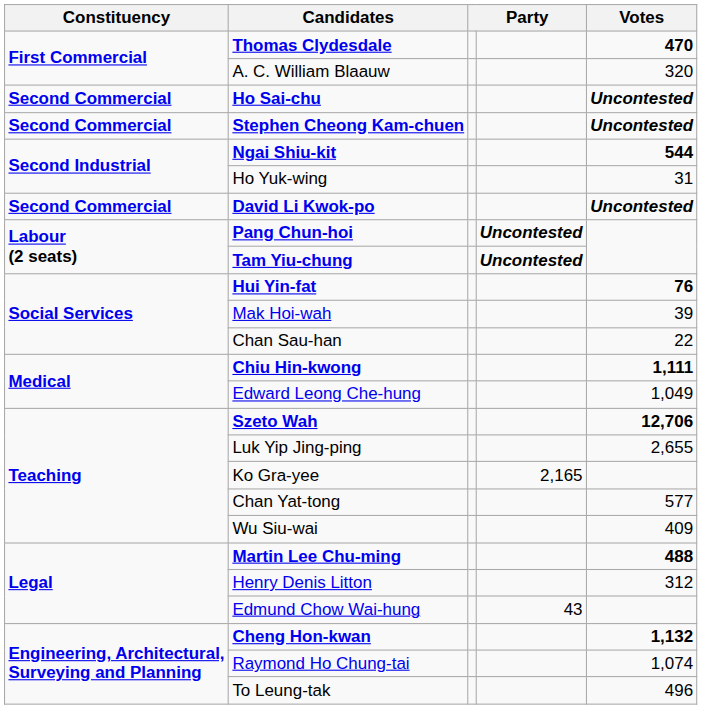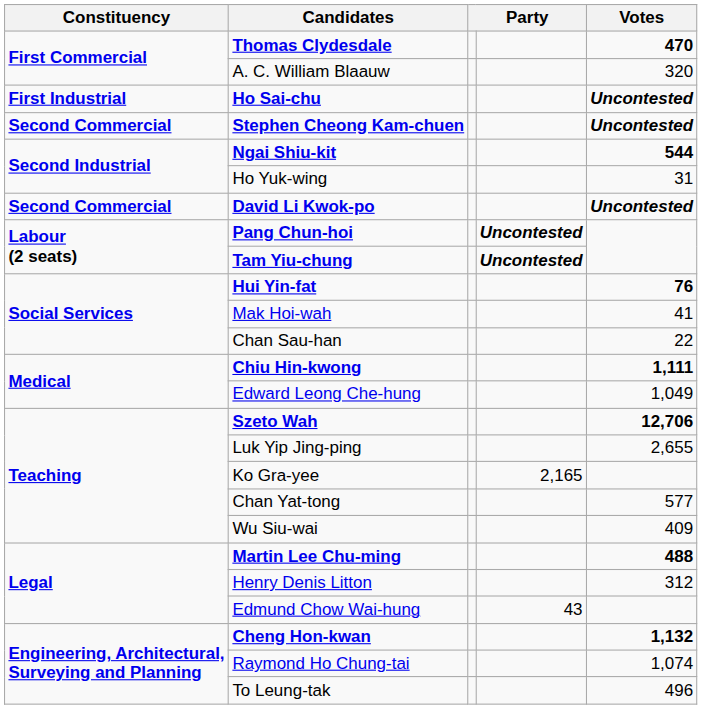(90, 98) Second Commercial -> (67, 98) First Industrial
(684, 313) 39 -> (684, 313) 41
